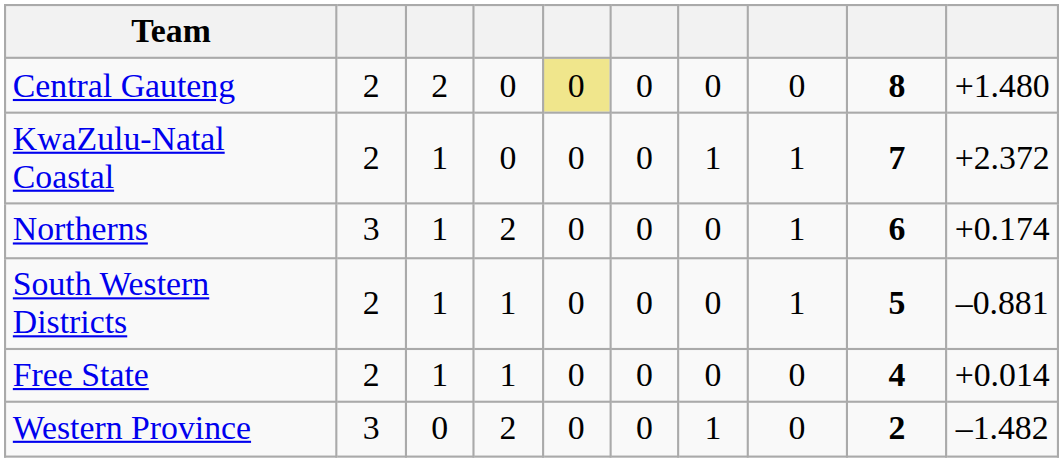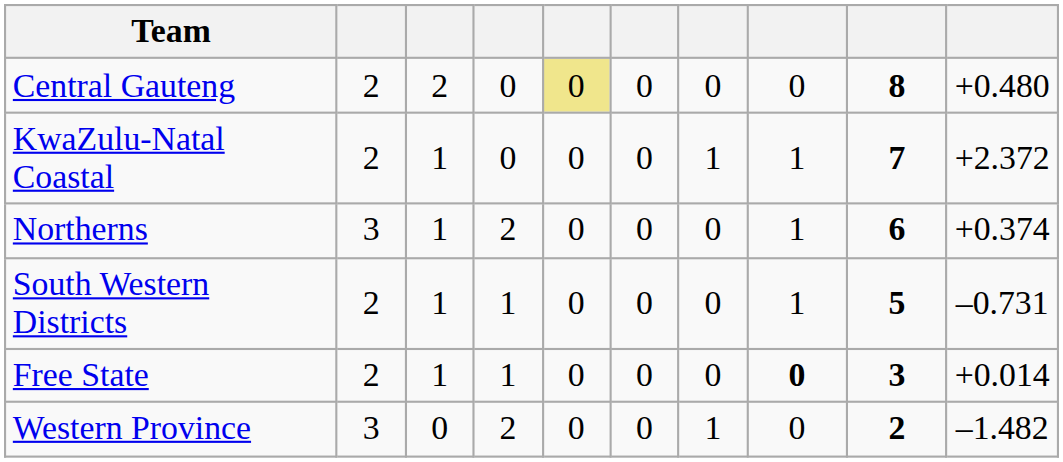(1002, 84) +1.480 -> (1002, 84) +0.480
(1002, 229) +0.174 -> (1002, 229) +0.374
(1002, 302) –0.881 -> (1002, 302) –0.731
(797, 374) normal -> (797, 374) bold
(897, 374) 4 -> (897, 374) 3
